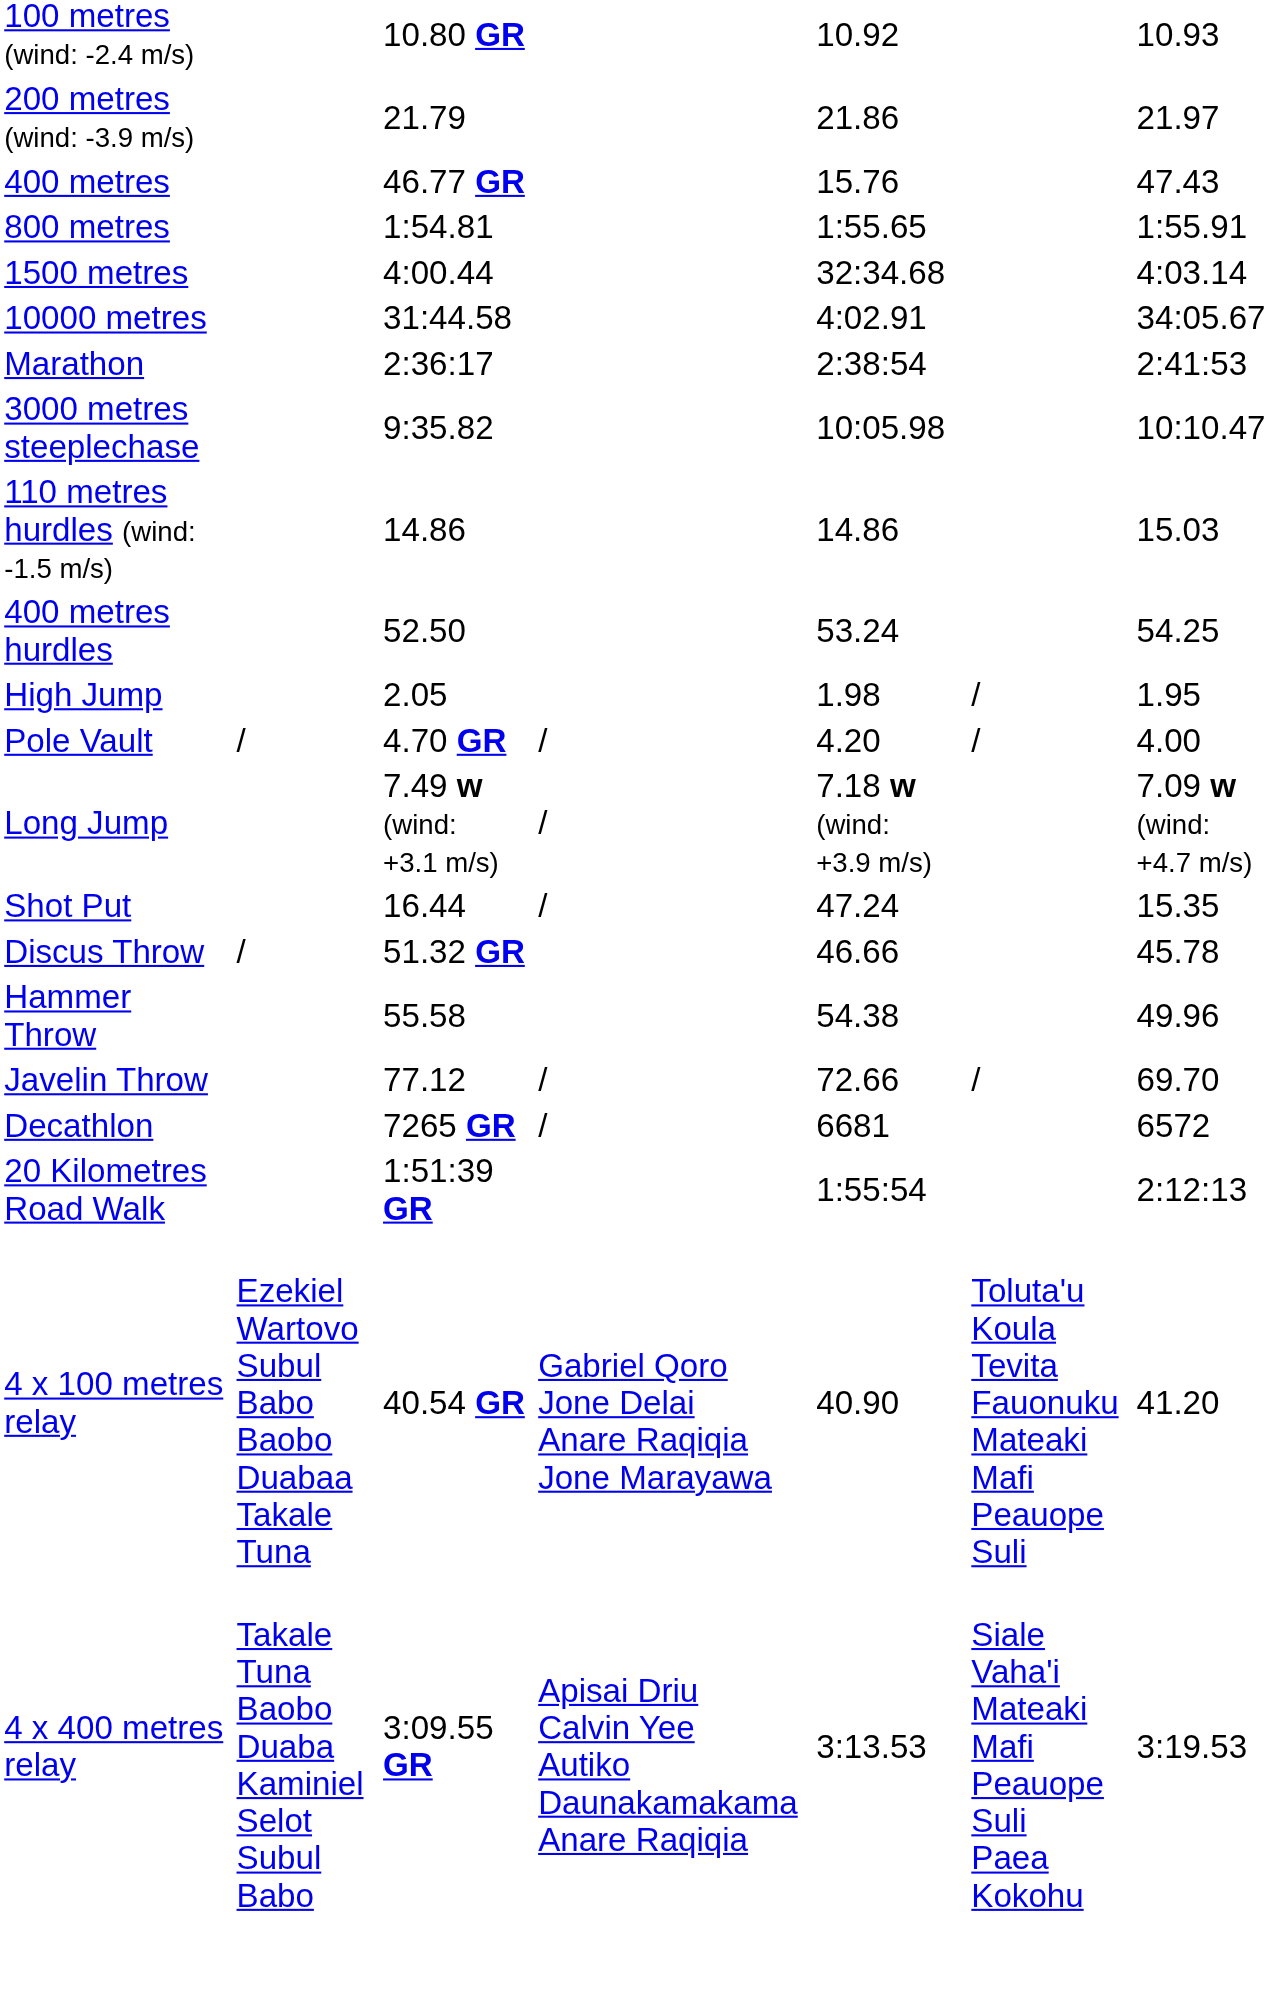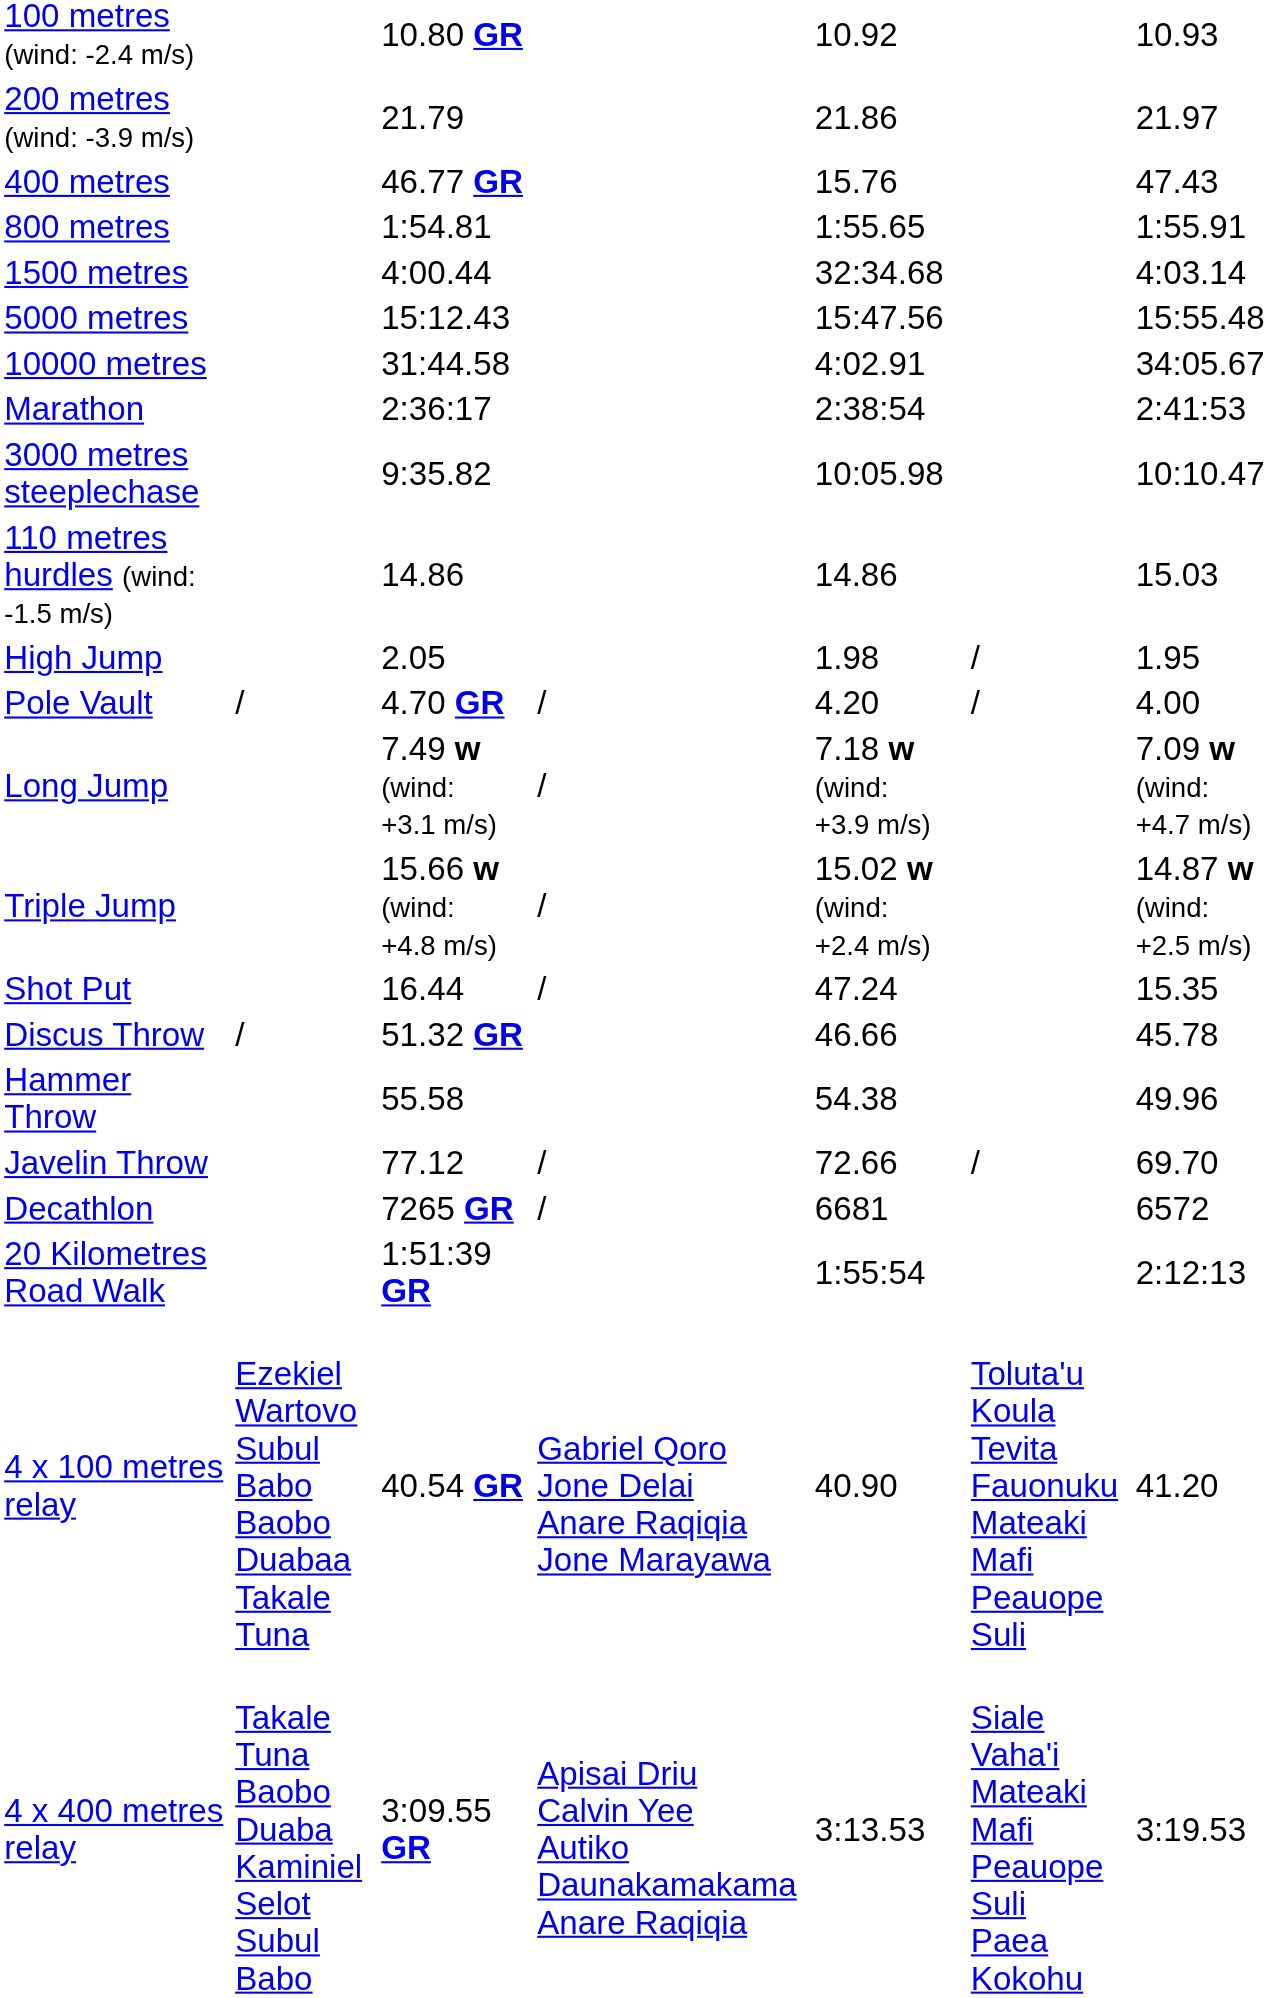+ row: (96, 318)
- row: (87, 631)
+ row: (90, 906)
